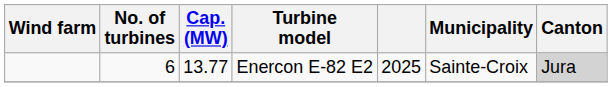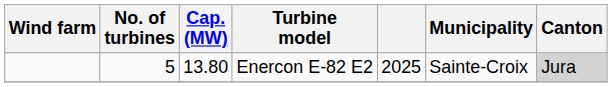(170, 67) 6 -> (170, 67) 5
(206, 67) 13.77 -> (206, 67) 13.80
